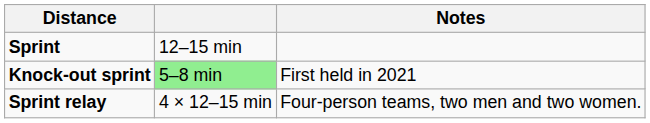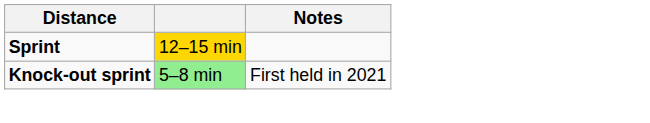(200, 46) no background -> (200, 46) gold background
- row: (58, 103)
